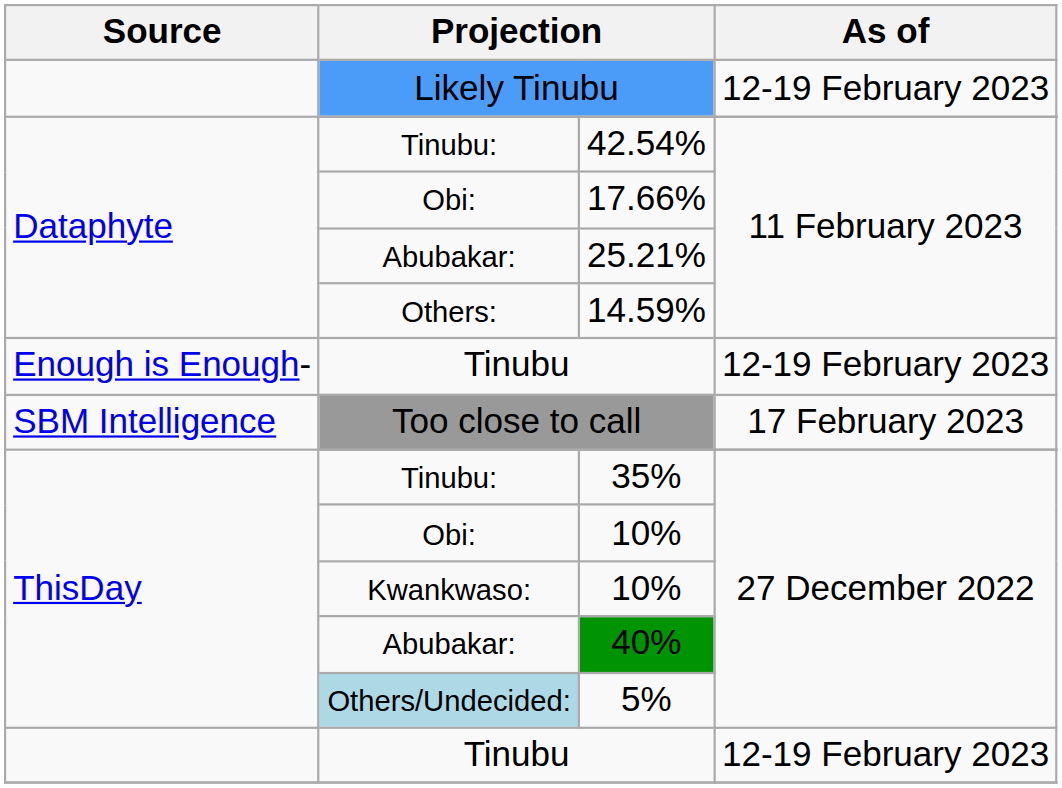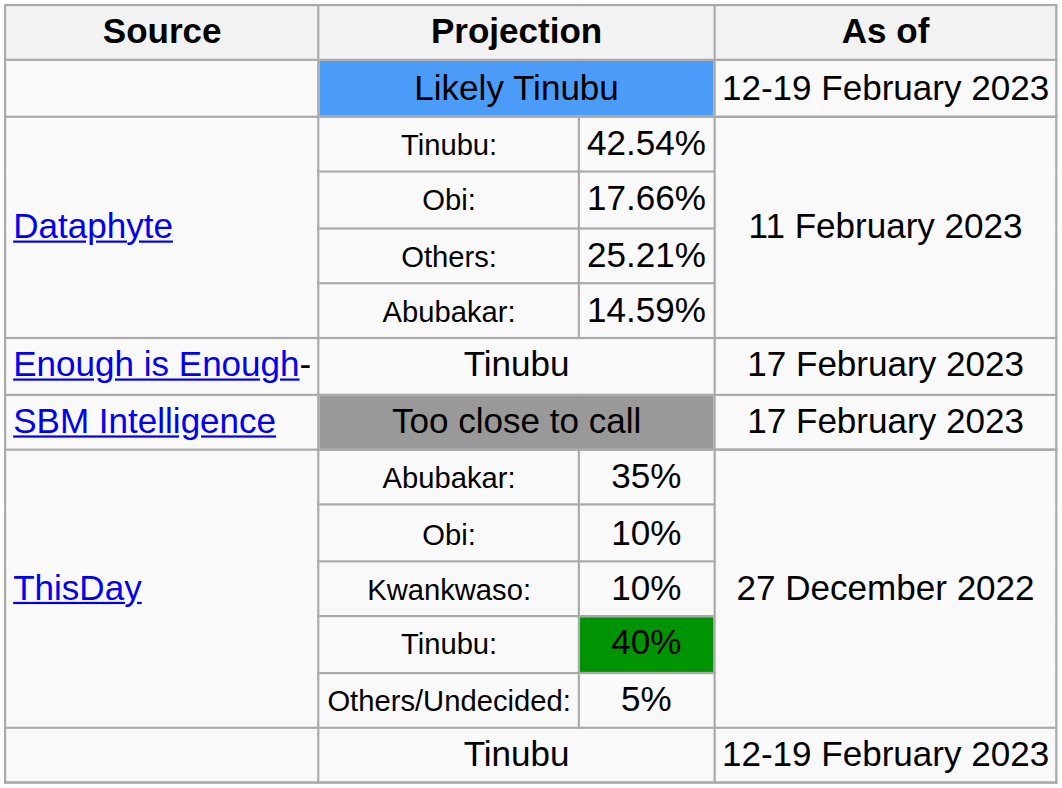(449, 256) Abubakar: -> (449, 256) Others:
(449, 312) Others: -> (449, 312) Abubakar:
(886, 365) 12-19 February 2023 -> (886, 365) 17 February 2023
(449, 479) Tinubu: -> (449, 479) Abubakar:
(449, 645) Abubakar: -> (449, 645) Tinubu:
(449, 701) lightblue background -> (449, 701) no background
